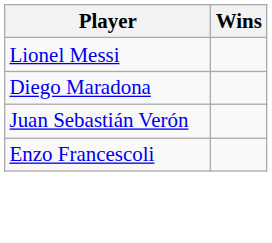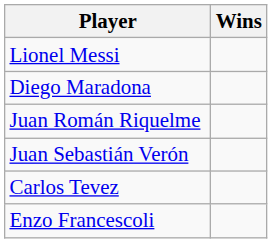+ row: (105, 120)
+ row: (64, 187)
